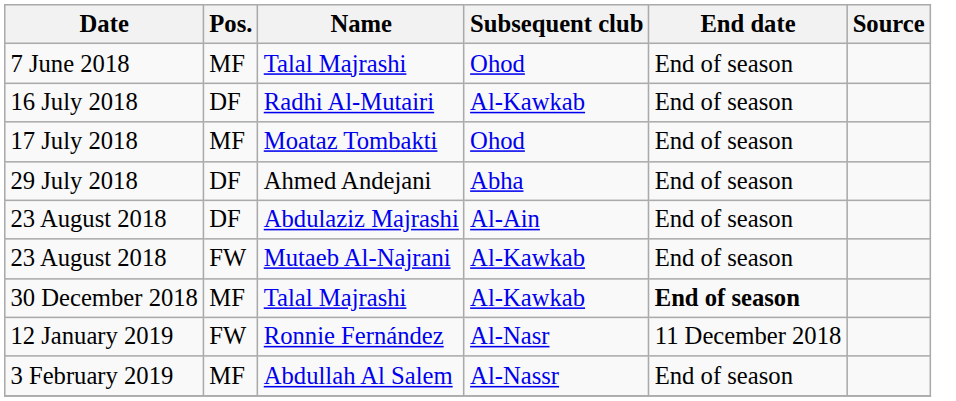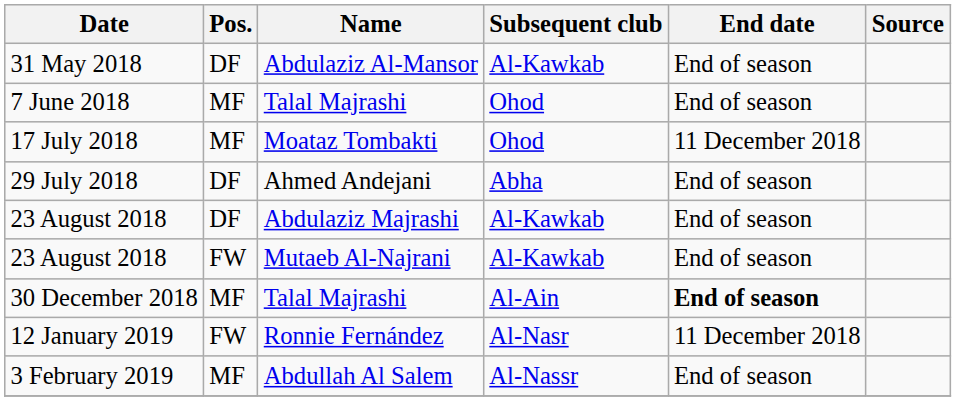+ row: (76, 63)
- row: (74, 102)
(724, 141) End of season -> (767, 141) 11 December 2018
(505, 219) Al-Ain -> (547, 219) Al-Kawkab
(528, 297) Al-Kawkab -> (524, 297) Al-Ain
